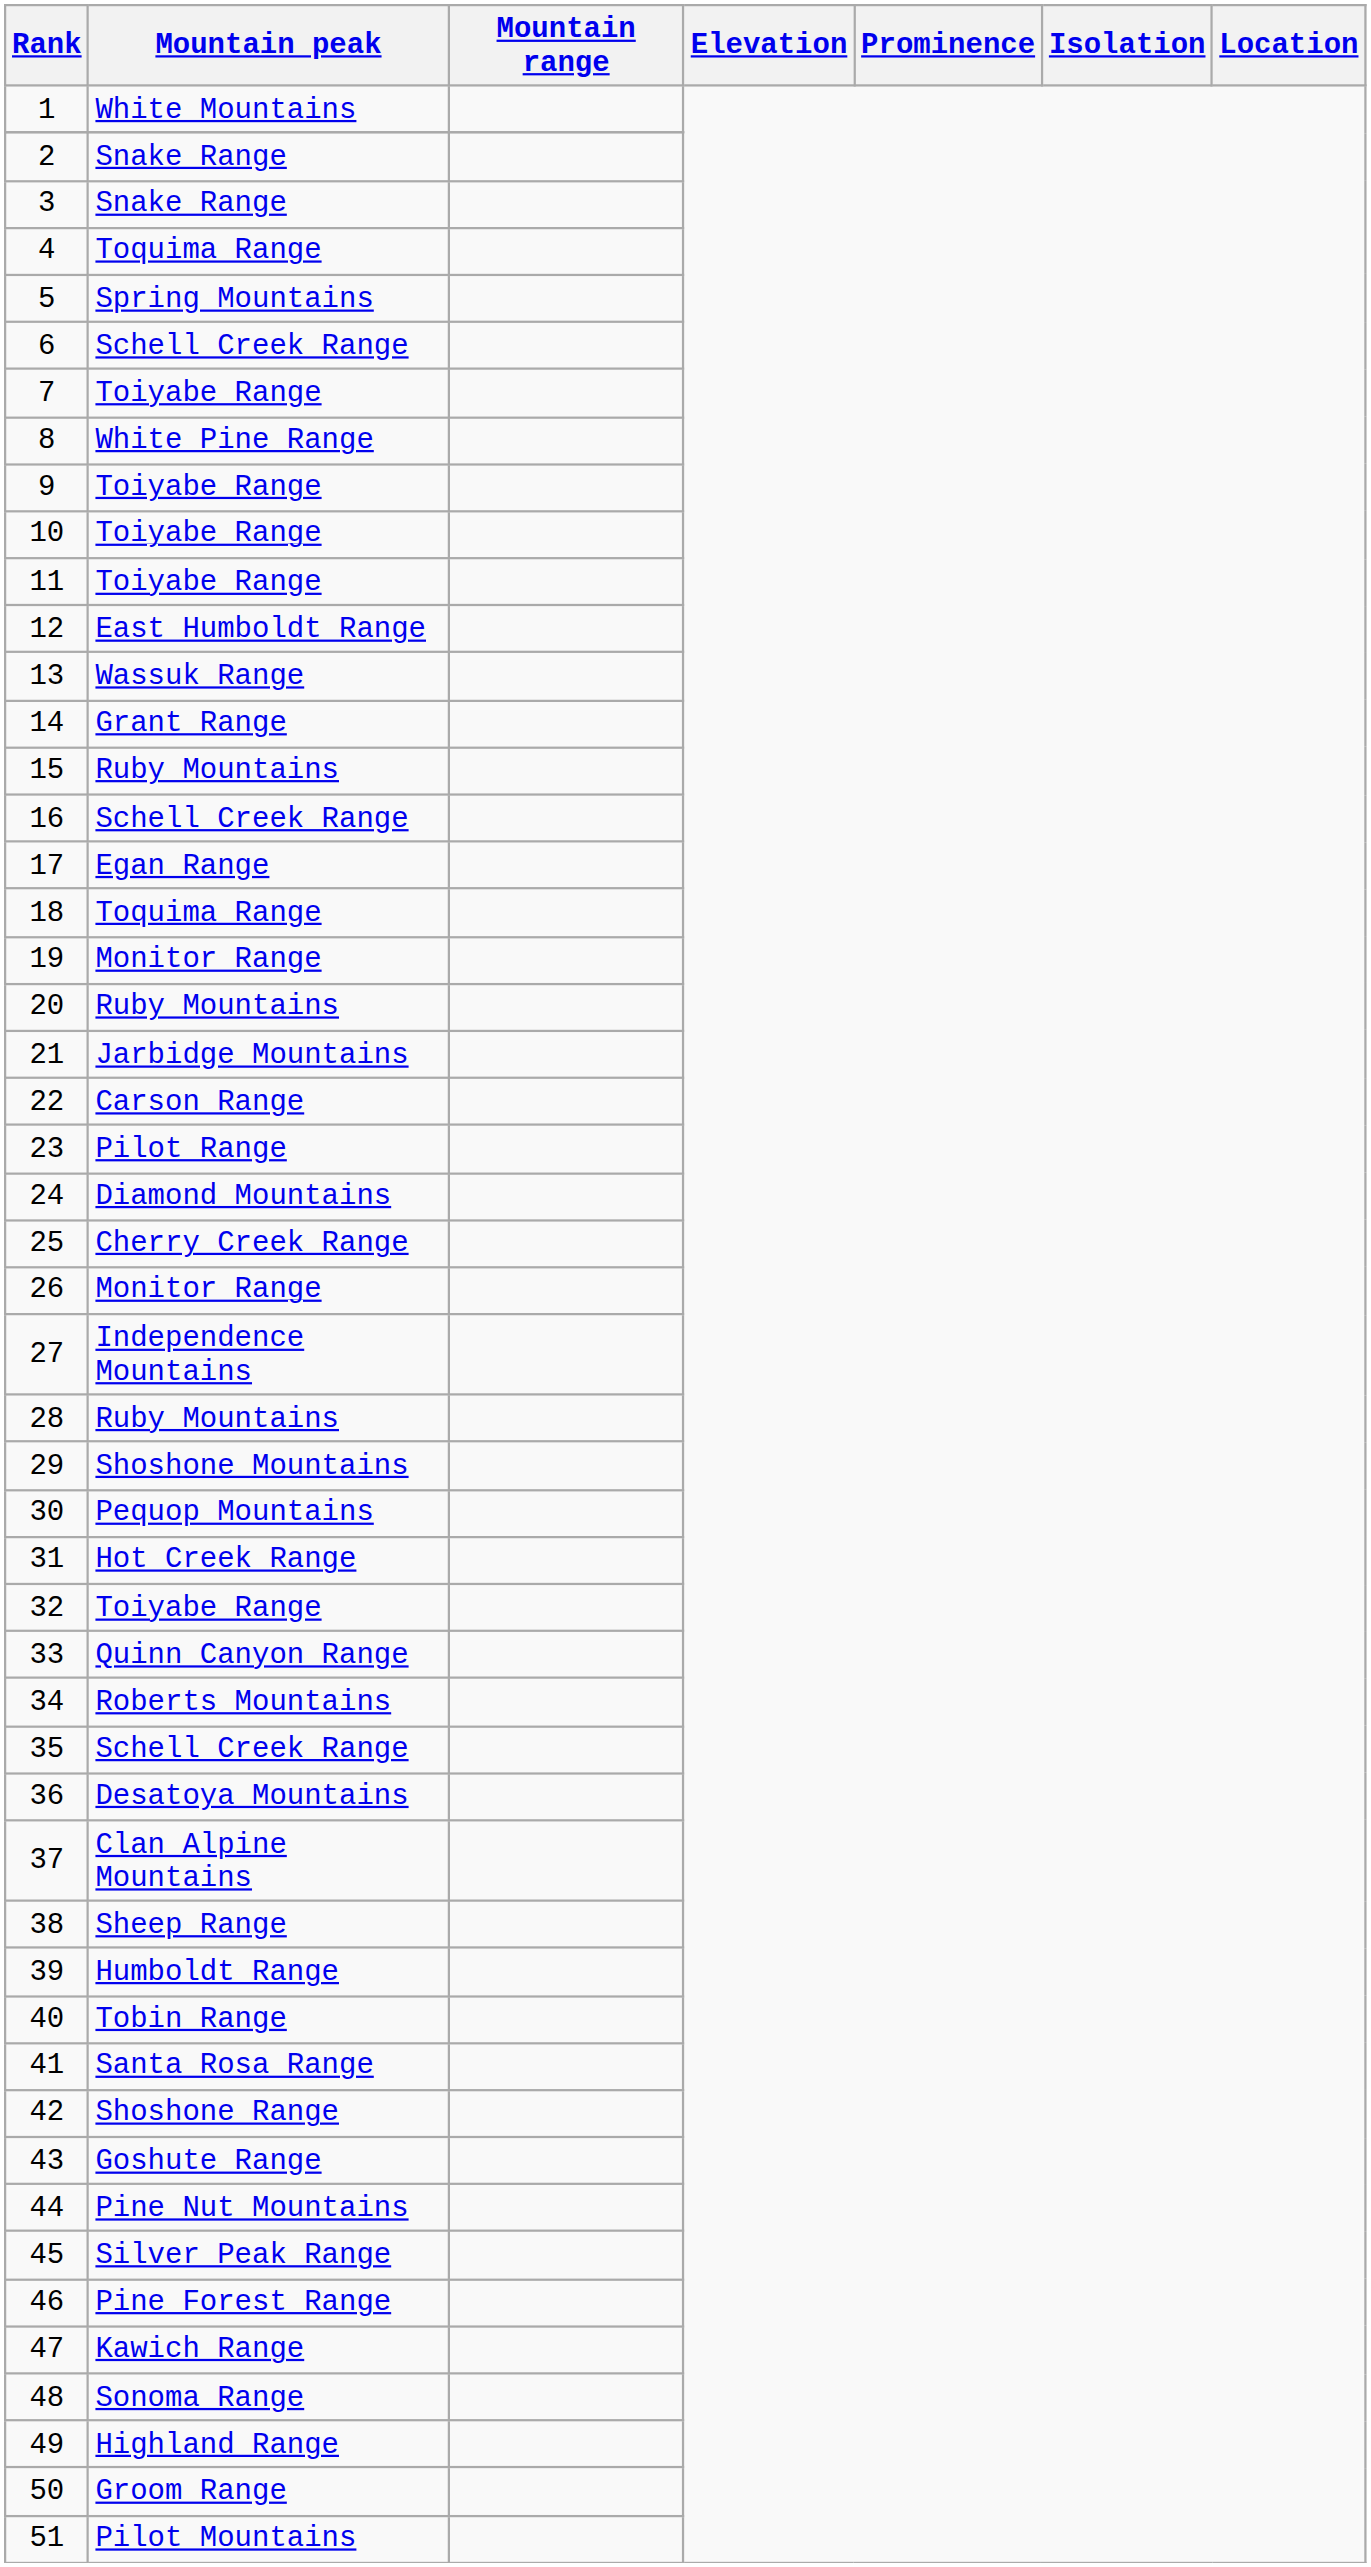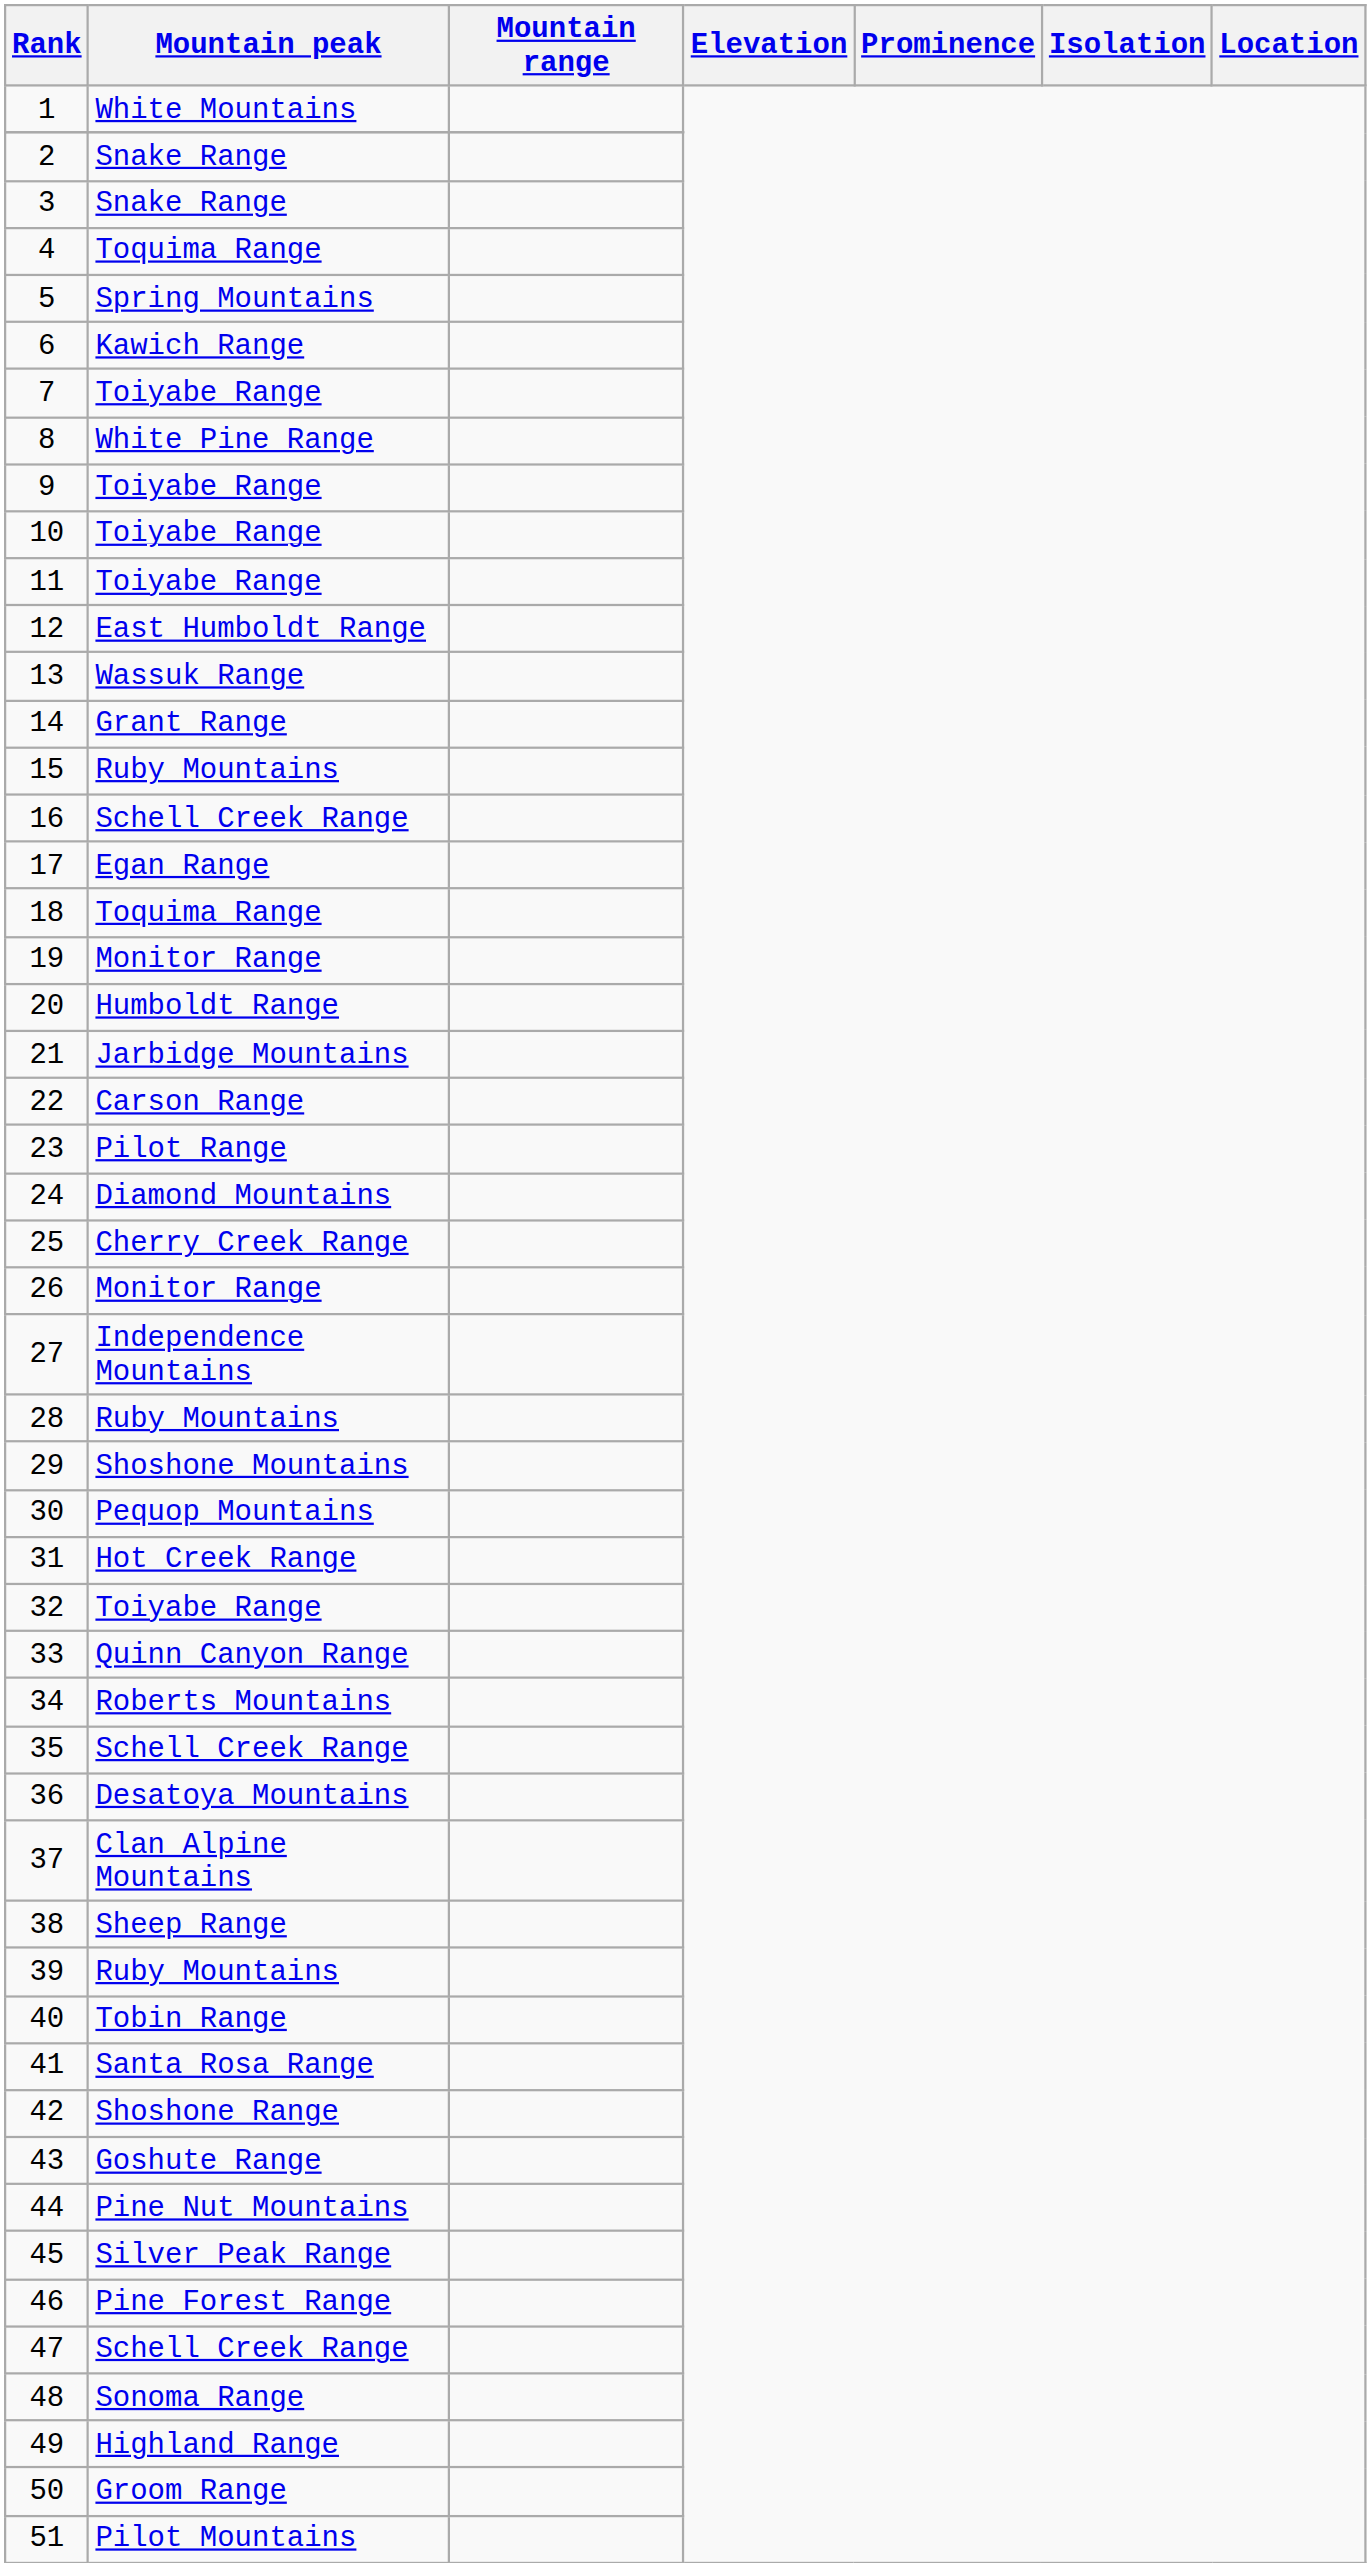(252, 346) Schell Creek Range -> (200, 346) Kawich Range
(217, 1007) Ruby Mountains -> (217, 1007) Humboldt Range
(217, 1972) Humboldt Range -> (217, 1972) Ruby Mountains
(200, 2350) Kawich Range -> (252, 2350) Schell Creek Range
